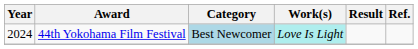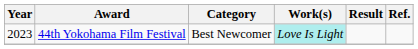(20, 34) 2024 -> (20, 34) 2023
(231, 34) lightblue background -> (231, 34) no background
